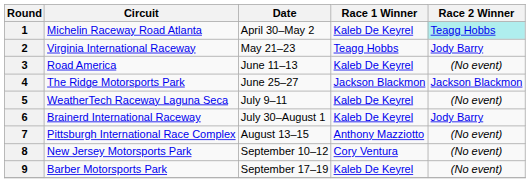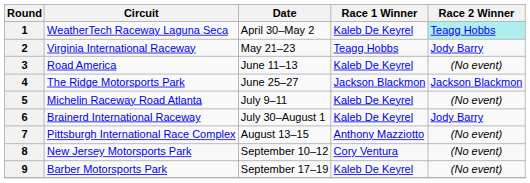(125, 30) Michelin Raceway Road Atlanta -> (138, 30) WeatherTech Raceway Laguna Seca
(138, 100) WeatherTech Raceway Laguna Seca -> (125, 100) Michelin Raceway Road Atlanta
